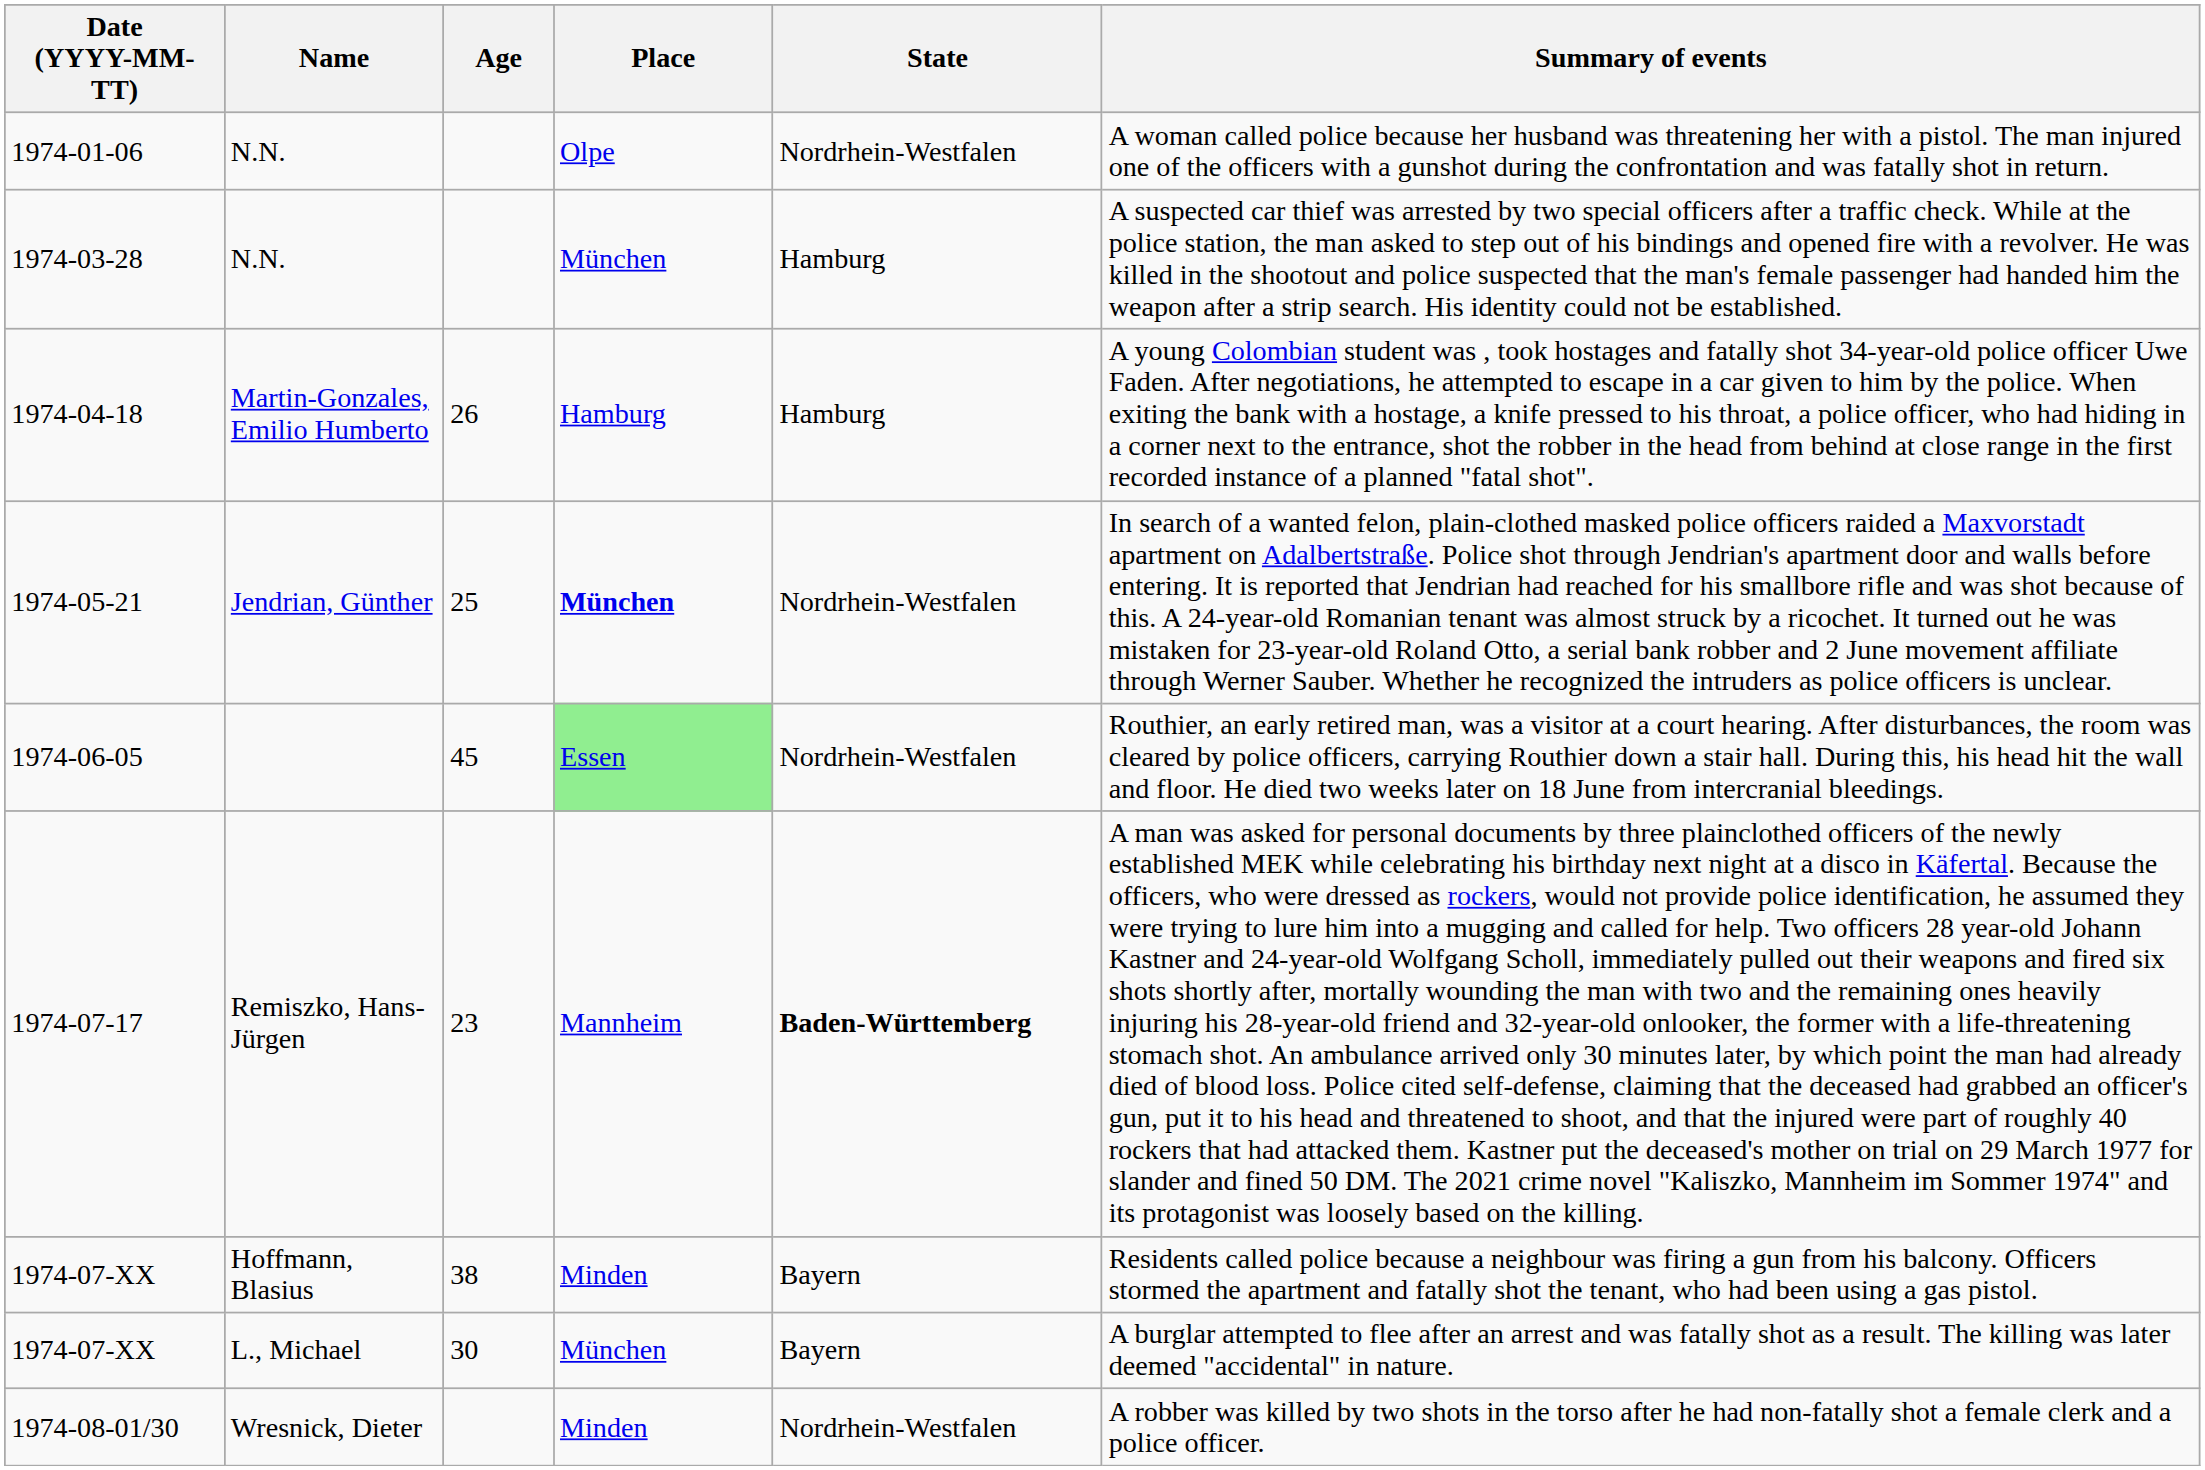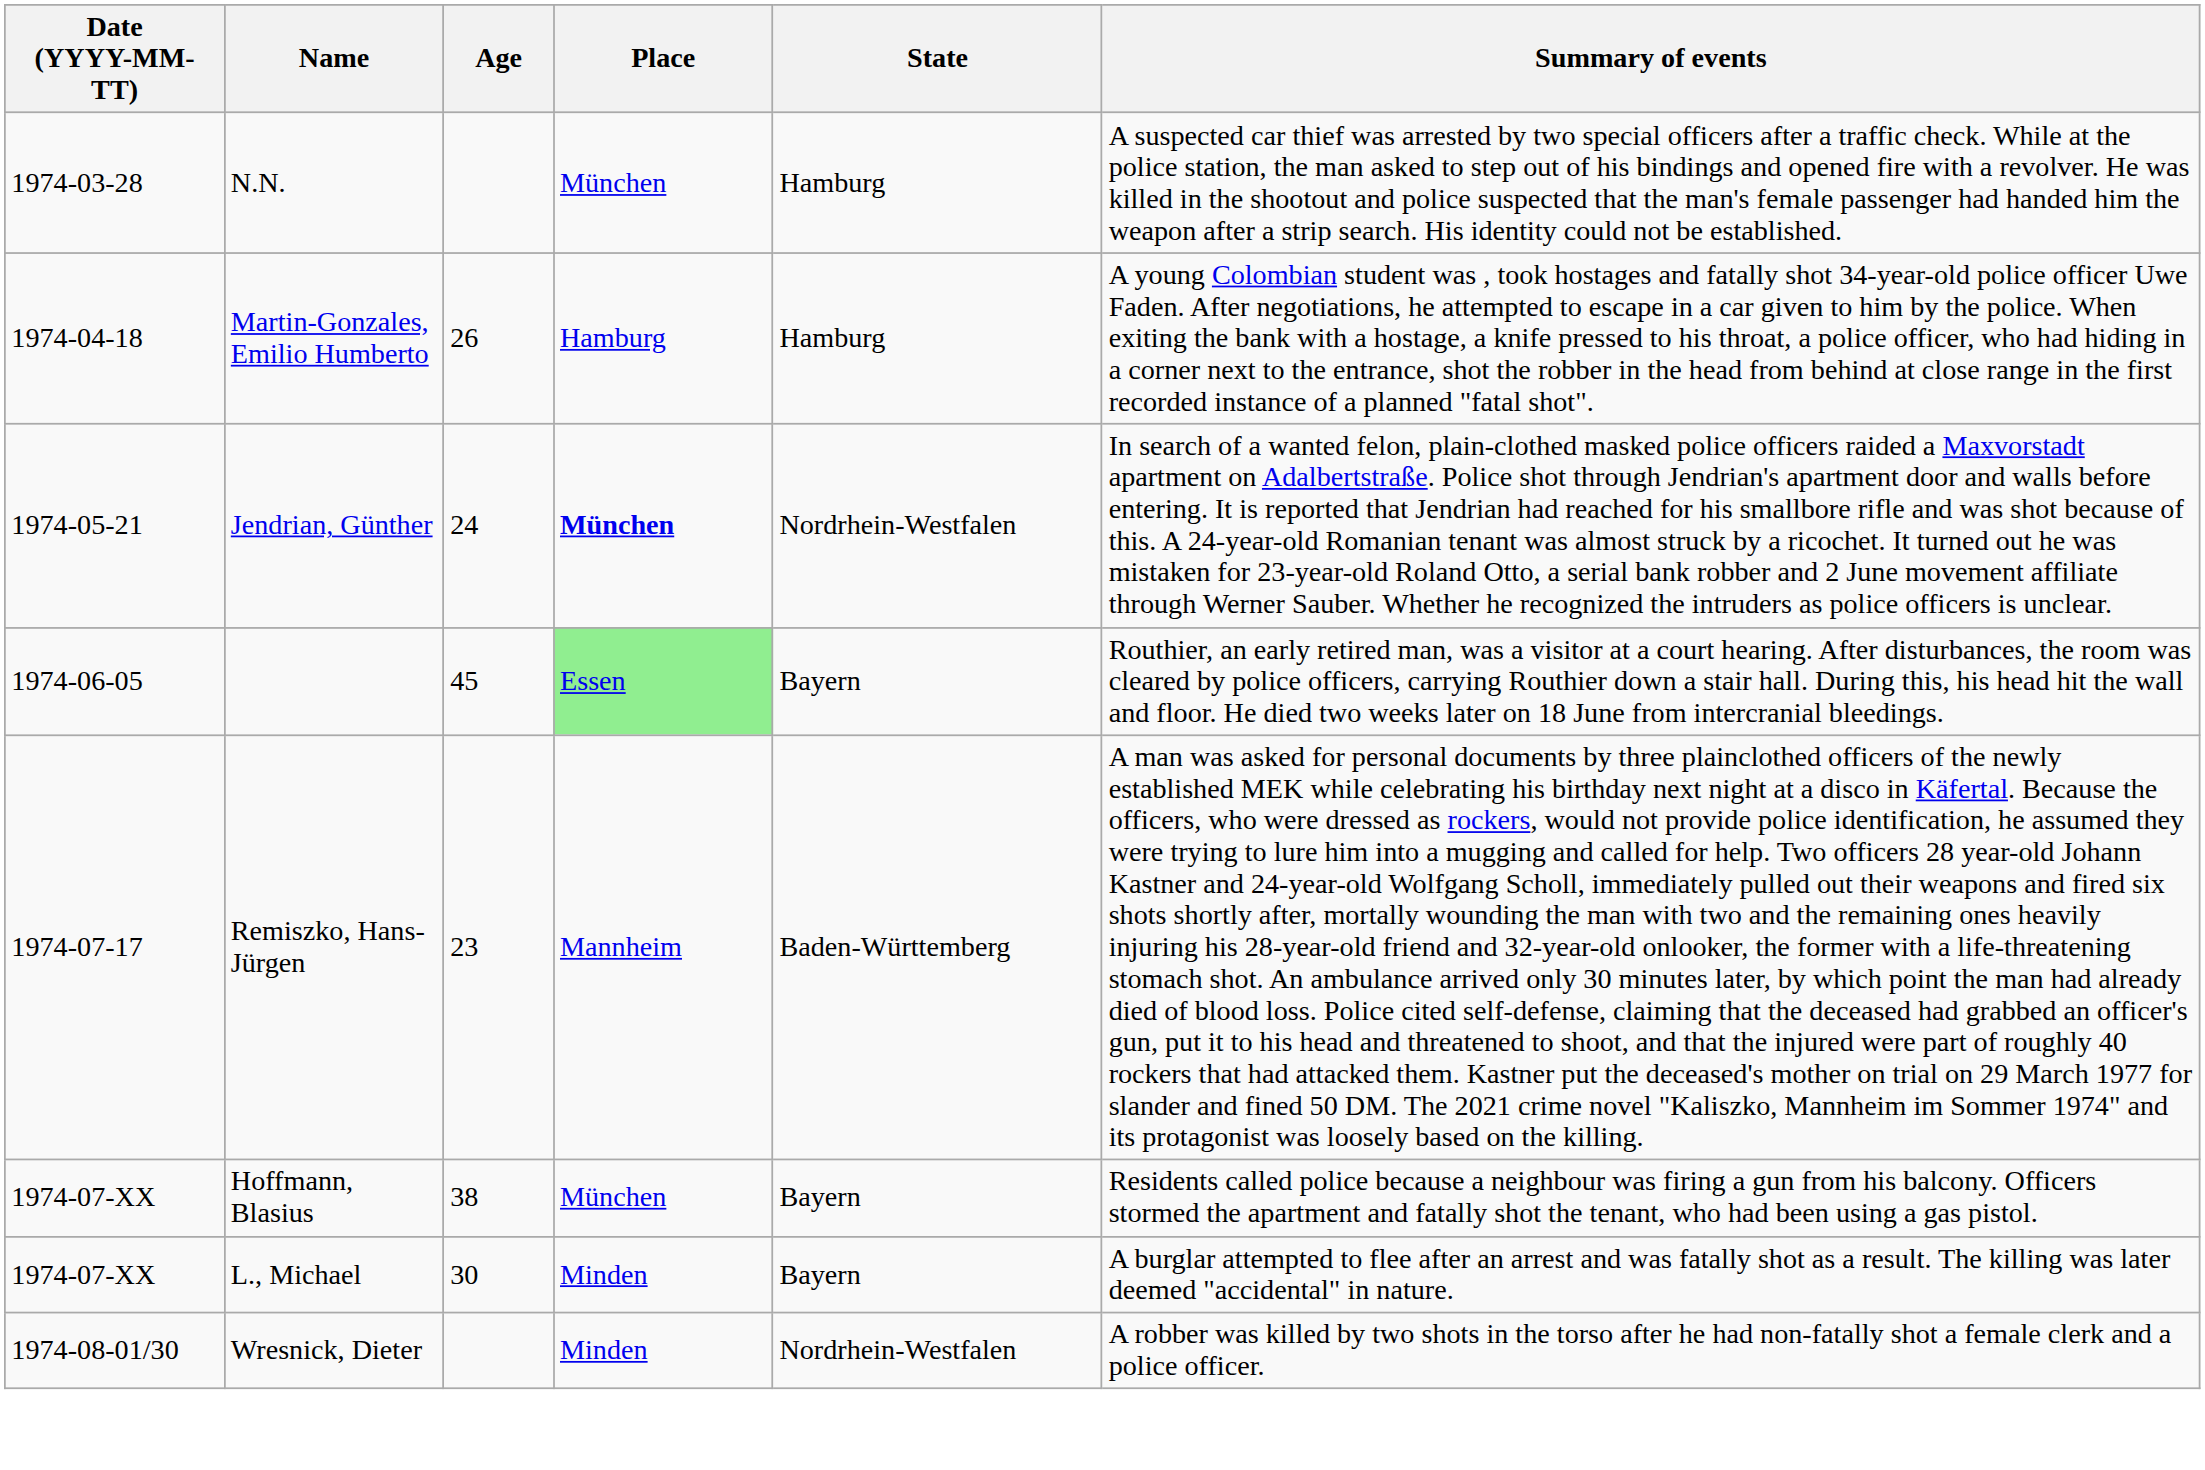- row: (77, 150)
(464, 601) 25 -> (464, 525) 24
(898, 757) Nordrhein-Westfalen -> (820, 680) Bayern
(905, 1023) bold -> (895, 947) normal
(604, 1274) Minden -> (613, 1197) München
(613, 1350) München -> (604, 1274) Minden
